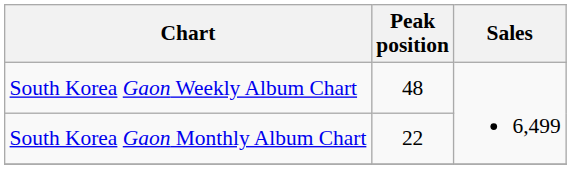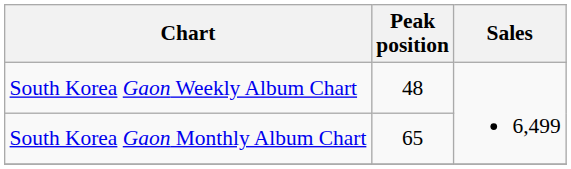(413, 138) 22 -> (413, 138) 65
